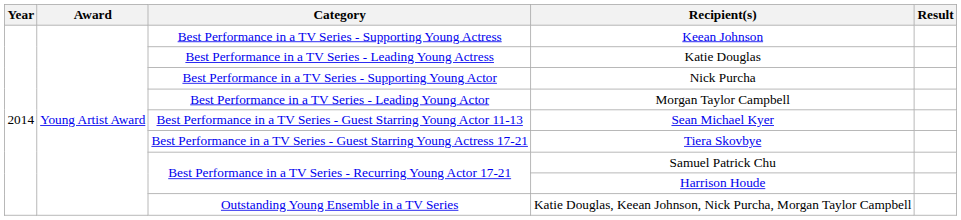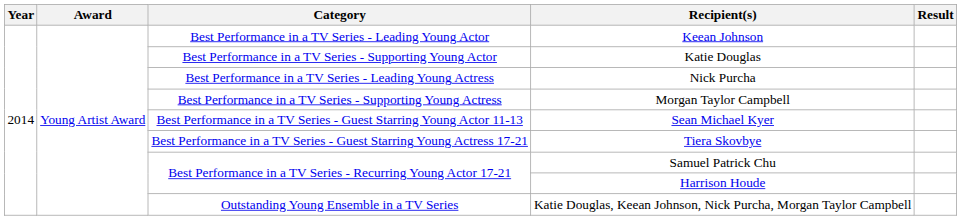(340, 36) Best Performance in a TV Series - Supporting Young Actress -> (340, 36) Best Performance in a TV Series - Leading Young Actor
(340, 57) Best Performance in a TV Series - Leading Young Actress -> (340, 57) Best Performance in a TV Series - Supporting Young Actor
(340, 78) Best Performance in a TV Series - Supporting Young Actor -> (340, 78) Best Performance in a TV Series - Leading Young Actress
(340, 99) Best Performance in a TV Series - Leading Young Actor -> (340, 99) Best Performance in a TV Series - Supporting Young Actress
